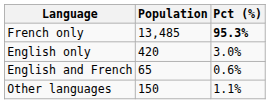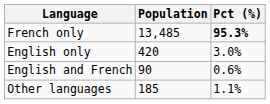(145, 70) 65 -> (145, 70) 90
(149, 89) 150 -> (149, 89) 185
